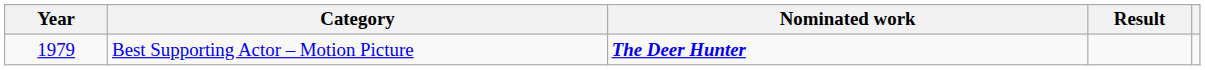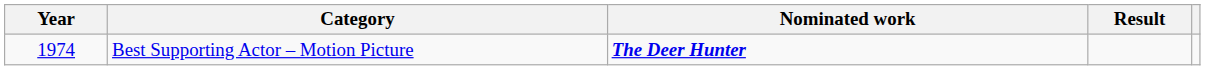(56, 49) 1979 -> (56, 49) 1974
